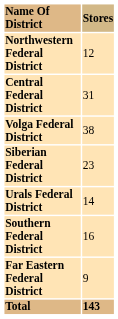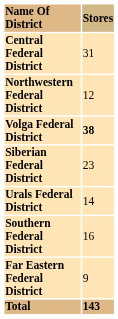rows swapped: (24, 95) <-> (39, 53)
(88, 130) normal -> (88, 130) bold
